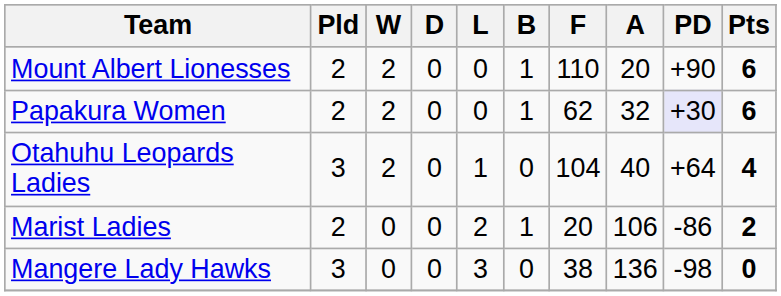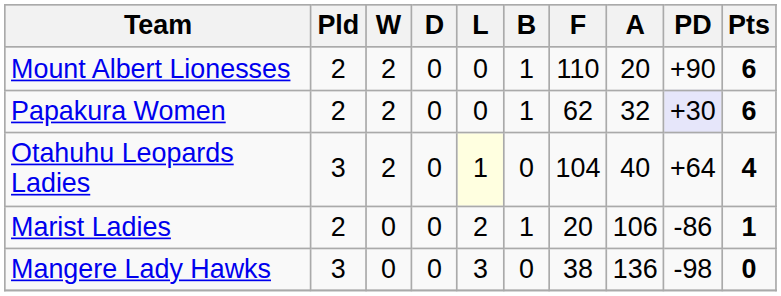(480, 168) no background -> (480, 168) lightyellow background
(749, 226) 2 -> (749, 226) 1
